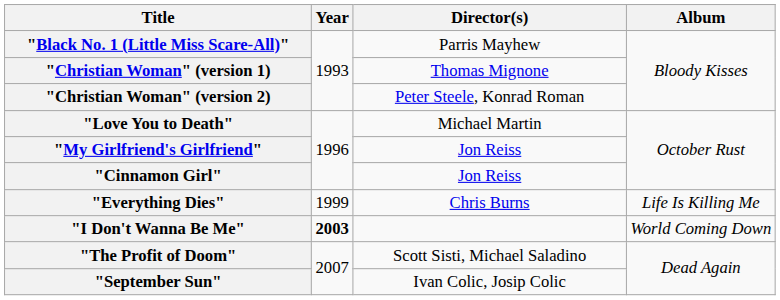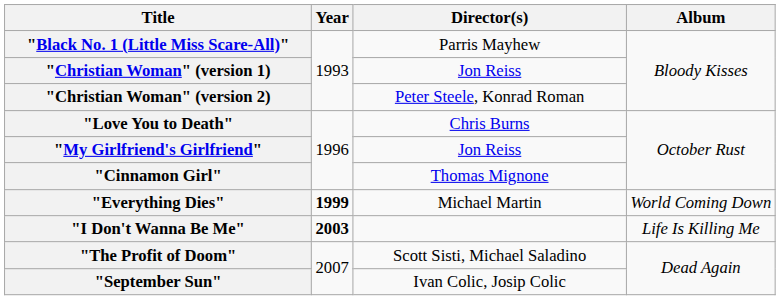(490, 70) Thomas Mignone -> (490, 70) Jon Reiss
(490, 123) Michael Martin -> (490, 123) Chris Burns
(490, 176) Jon Reiss -> (490, 176) Thomas Mignone
(332, 202) normal -> (332, 202) bold
(490, 202) Chris Burns -> (490, 202) Michael Martin
(701, 202) Life Is Killing Me -> (701, 202) World Coming Down
(701, 228) World Coming Down -> (701, 228) Life Is Killing Me
